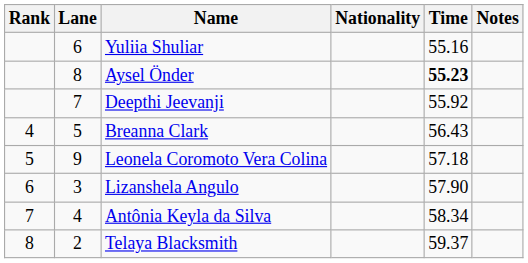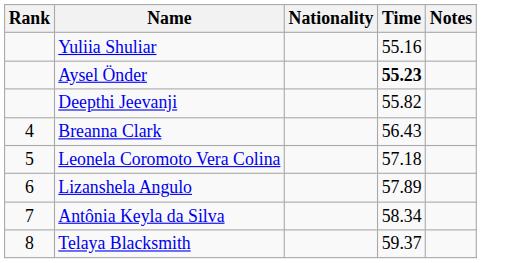- column: (78, 18)
(448, 103) 55.92 -> (402, 103) 55.82
(448, 187) 57.90 -> (402, 187) 57.89
